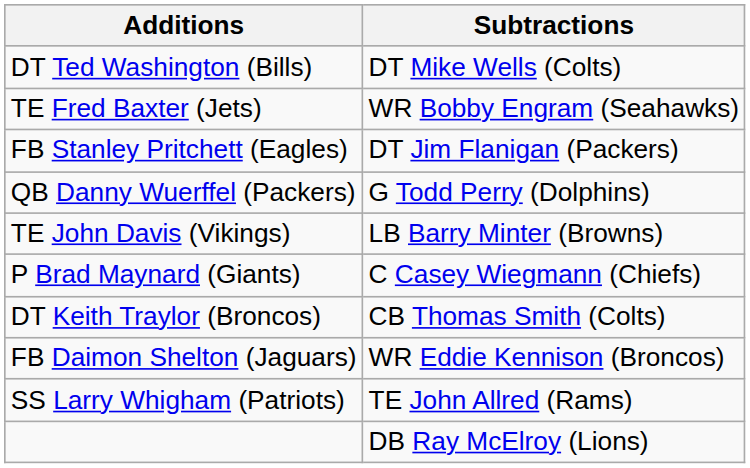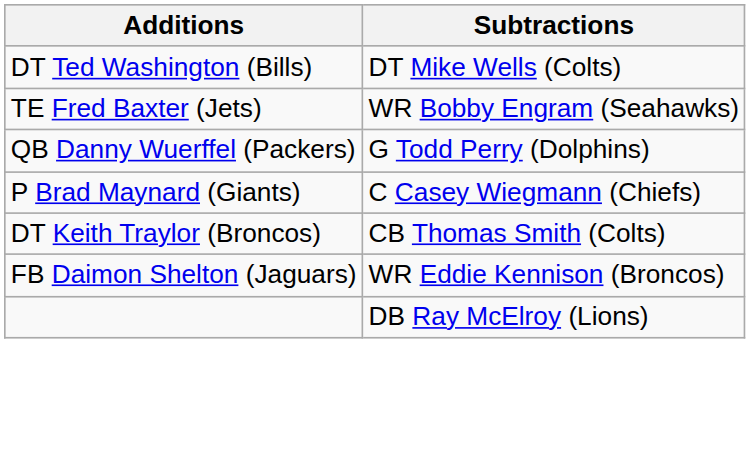- row: (179, 150)
- row: (151, 233)
- row: (178, 399)
